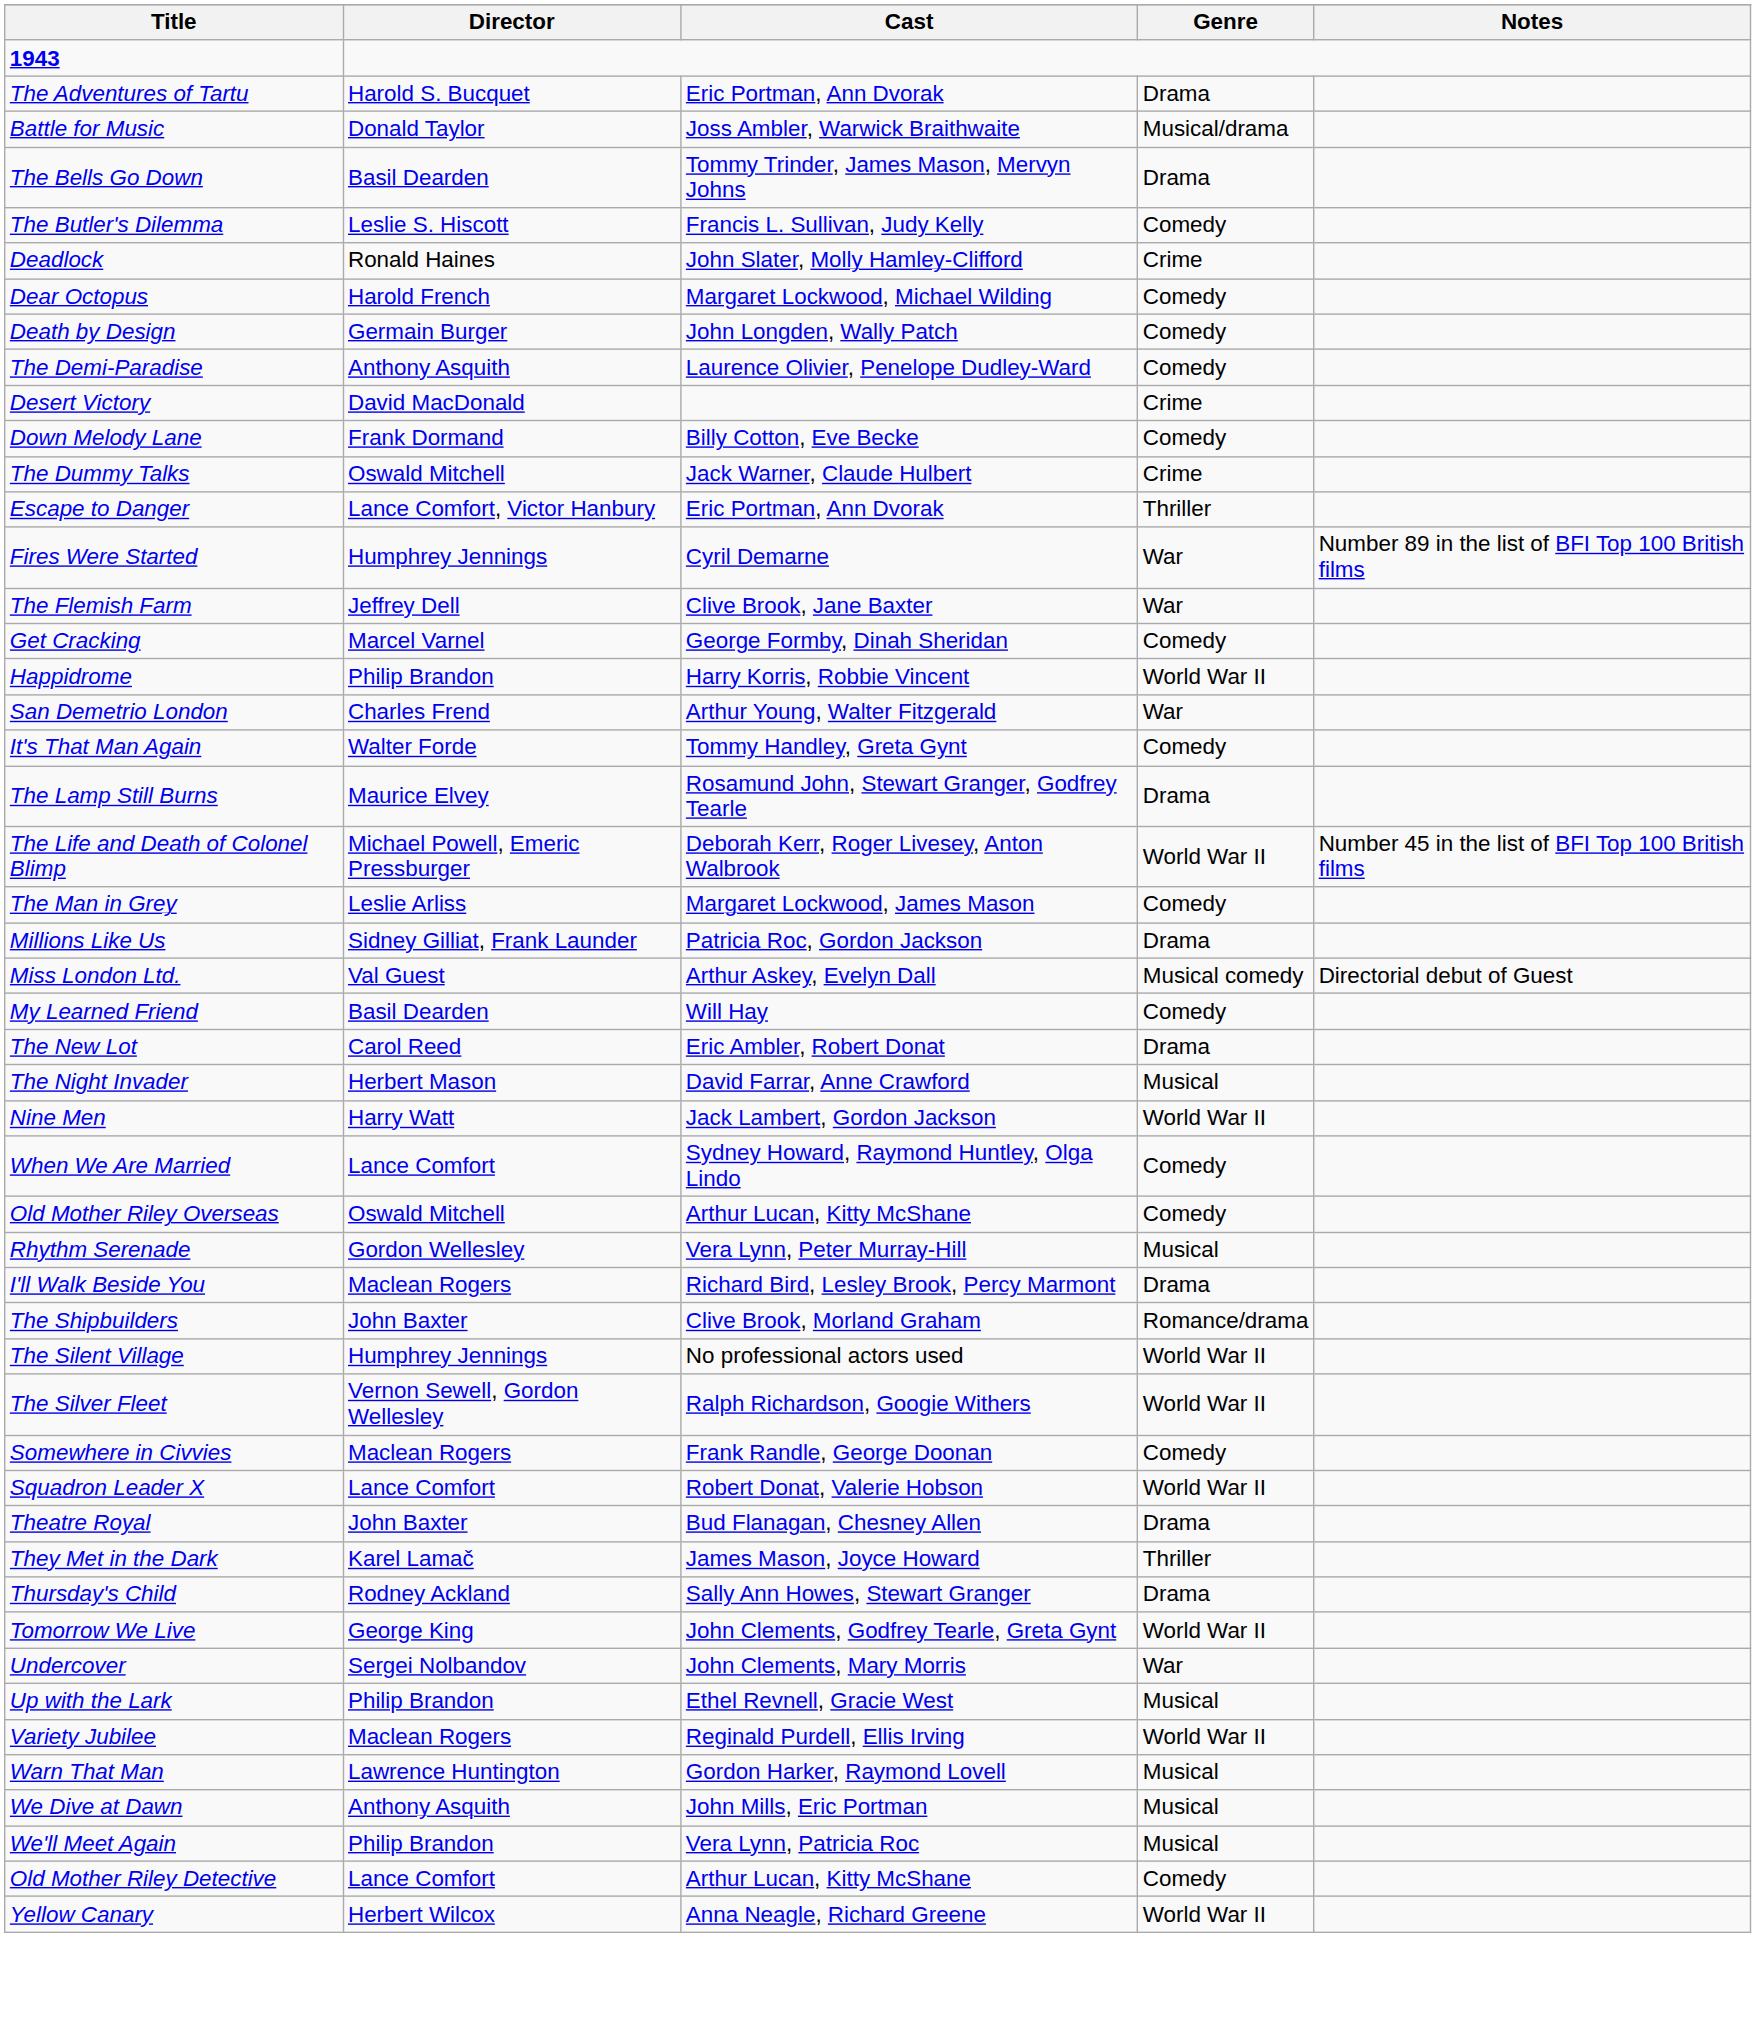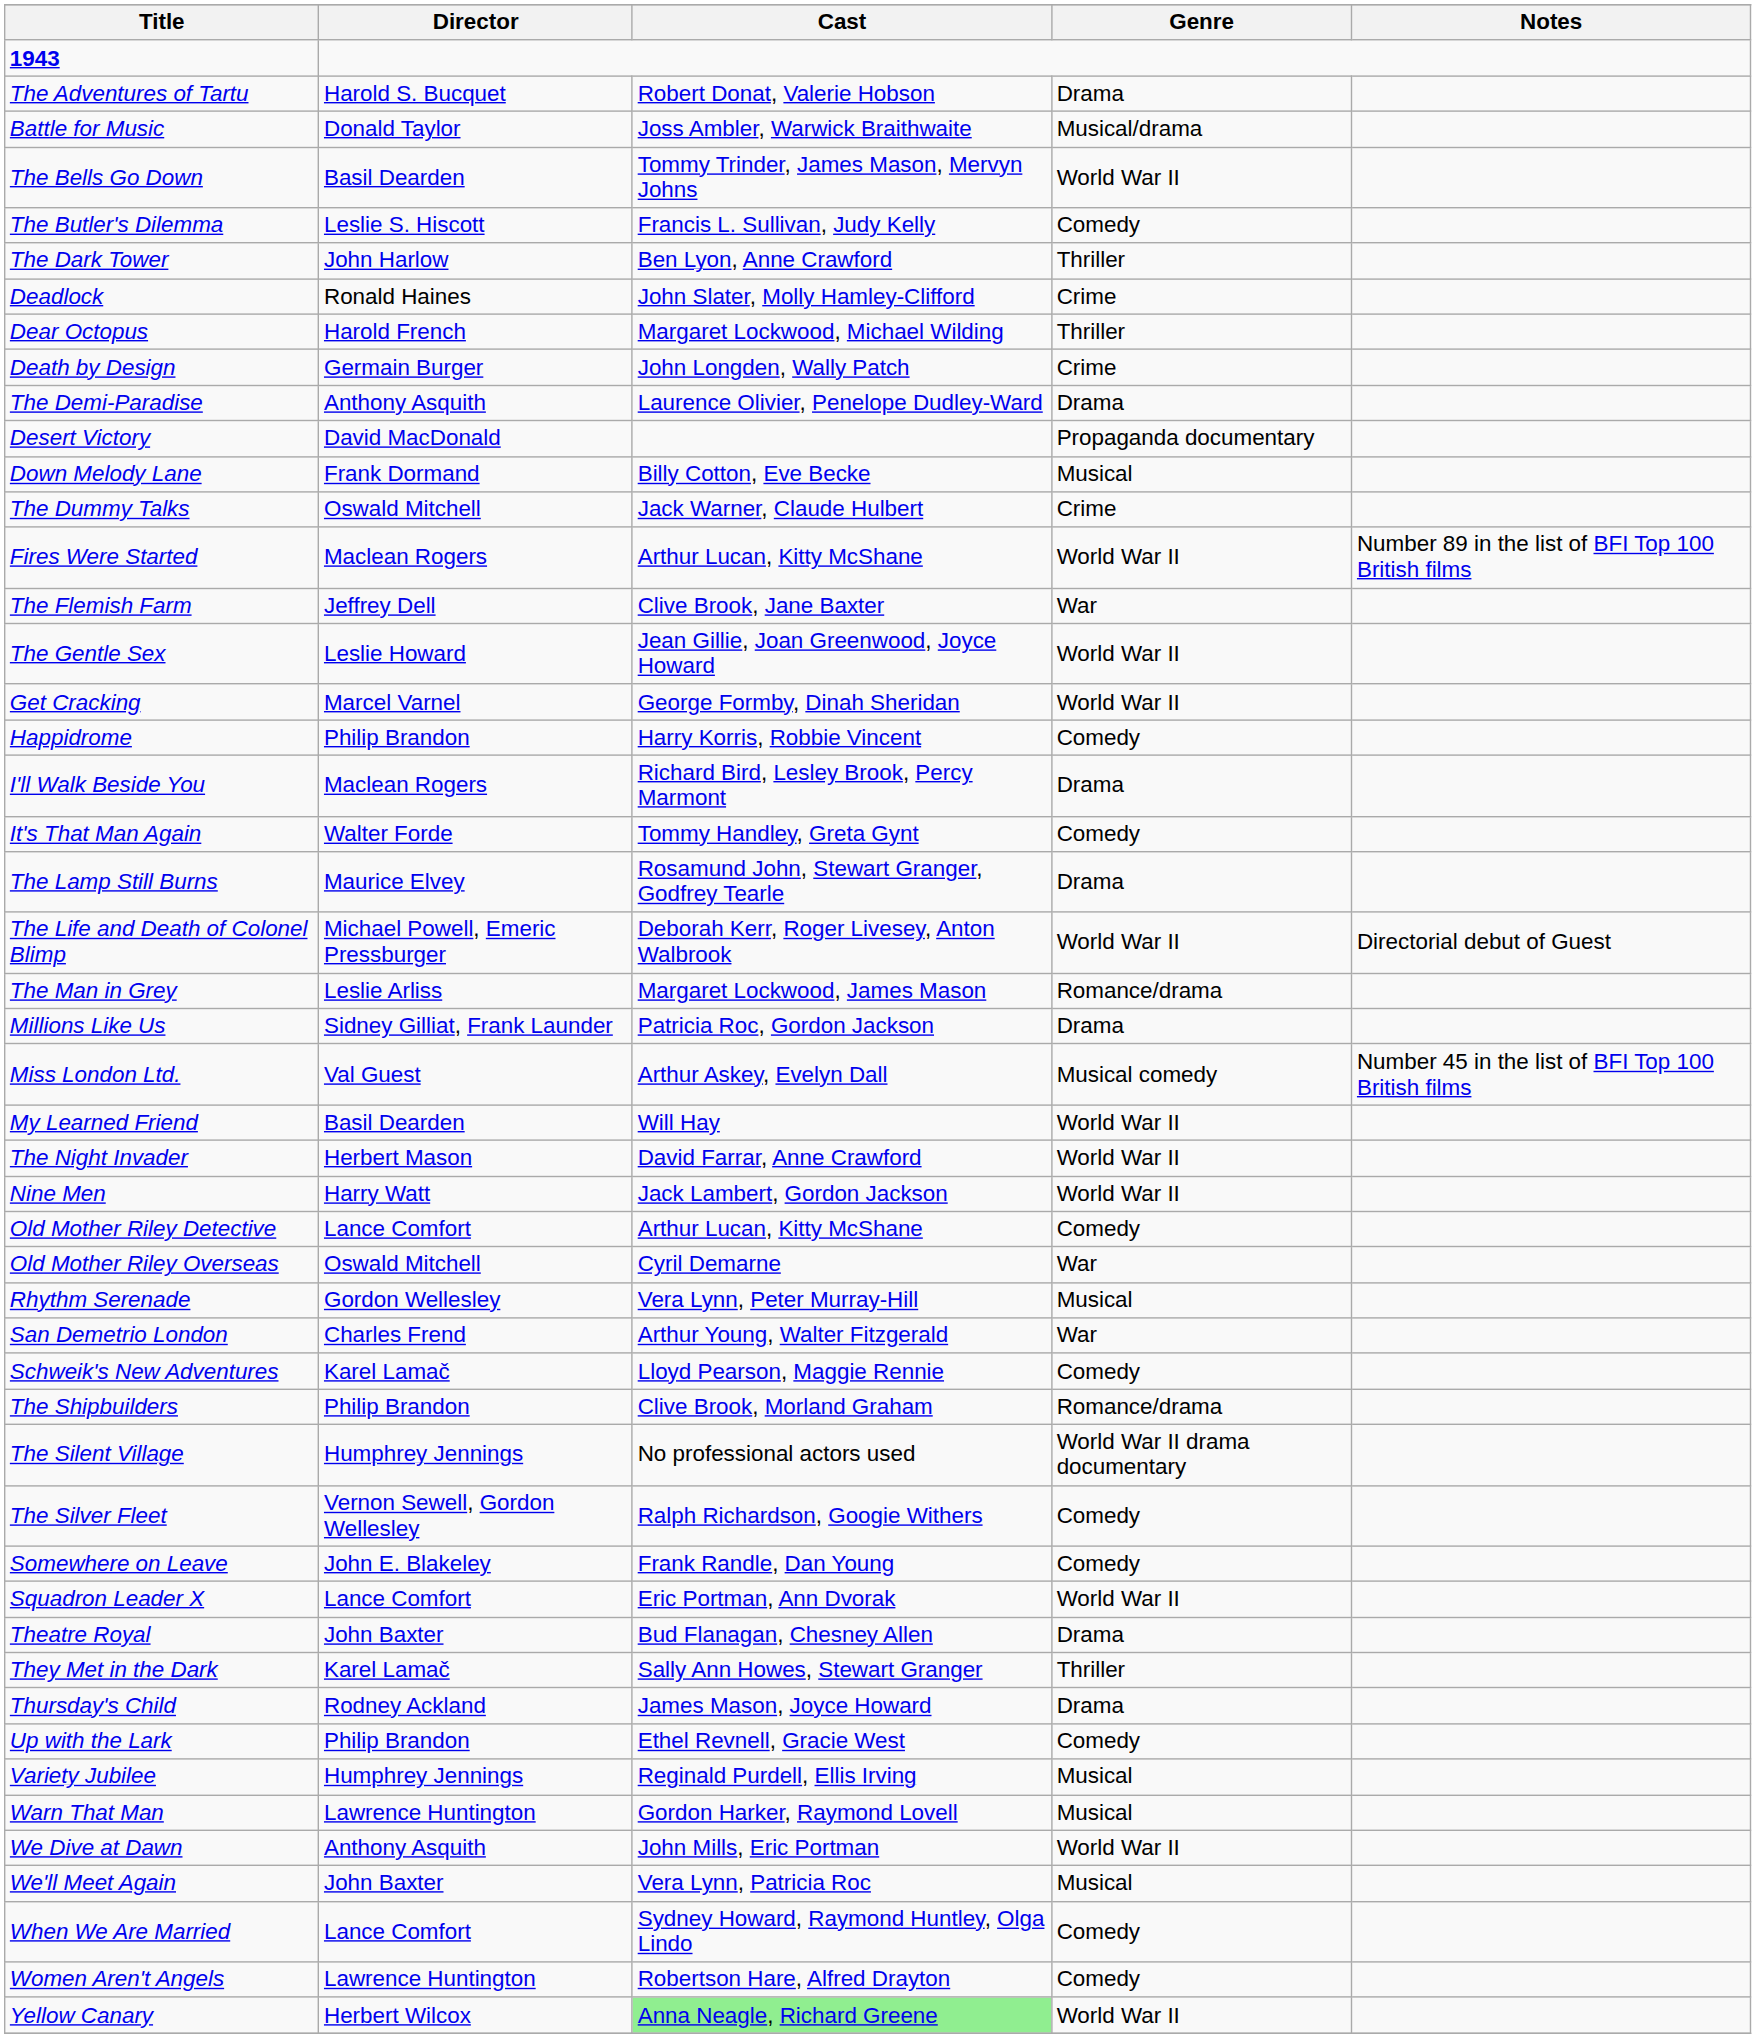(815, 93) Eric Portman, Ann Dvorak -> (786, 93) Robert Donat, Valerie Hobson
(1176, 176) Drama -> (1118, 176) World War II
+ row: (89, 260)
(1184, 296) Comedy -> (1091, 331) Thriller
(1184, 331) Comedy -> (1086, 367) Crime
(1184, 367) Comedy -> (1090, 402) Drama
(1173, 402) Crime -> (1186, 438) Propaganda documentary
(1184, 438) Comedy -> (1095, 473) Musical
- row: (100, 509)
(448, 557) Humphrey Jennings -> (406, 557) Maclean Rogers
(757, 557) Cyril Demarne -> (780, 557) Arthur Lucan, Kitty McShane
(1163, 557) War -> (1118, 557) World War II
+ row: (88, 653)
(1184, 641) Comedy -> (1118, 701) World War II
(1204, 676) World War II -> (1098, 737) Comedy
rows swapped: (107, 1285) <-> (119, 712)
(1531, 856) Number 45 in the list of BFI Top 100 British films -> (1484, 942) Directorial debut of Guest
(1184, 904) Comedy -> (1139, 990) Romance/drama
(1446, 975) Directorial debut of Guest -> (1535, 1074) Number 45 in the list of BFI Top 100 British films
(1184, 1011) Comedy -> (1118, 1122) World War II
- row: (73, 1046)
(1181, 1082) Musical -> (1118, 1157) World War II
rows swapped: (143, 1878) <-> (120, 1165)
(828, 1214) Arthur Lucan, Kitty McShane -> (709, 1264) Cyril Demarne
(1184, 1214) Comedy -> (1077, 1264) War
+ row: (144, 1370)
(408, 1320) John Baxter -> (397, 1406) Philip Brandon
(1204, 1356) World War II -> (1153, 1454) World War II drama documentary
(1204, 1404) World War II -> (1098, 1515) Comedy
- row: (121, 1452)
+ row: (119, 1563)
(834, 1487) Robert Donat, Valerie Hobson -> (767, 1599) Eric Portman, Ann Dvorak
(833, 1558) James Mason, Joyce Howard -> (810, 1670) Sally Ann Howes, Stewart Granger
(858, 1594) Sally Ann Howes, Stewart Granger -> (785, 1705) James Mason, Joyce Howard
- row: (103, 1629)
- row: (68, 1665)
(1181, 1701) Musical -> (1098, 1741) Comedy
(430, 1736) Maclean Rogers -> (424, 1776) Humphrey Jennings
(1204, 1736) World War II -> (1095, 1776) Musical
(1181, 1807) Musical -> (1118, 1847) World War II
(421, 1843) Philip Brandon -> (384, 1883) John Baxter
+ row: (117, 1979)
(836, 1914) no background -> (788, 2014) lightgreen background
